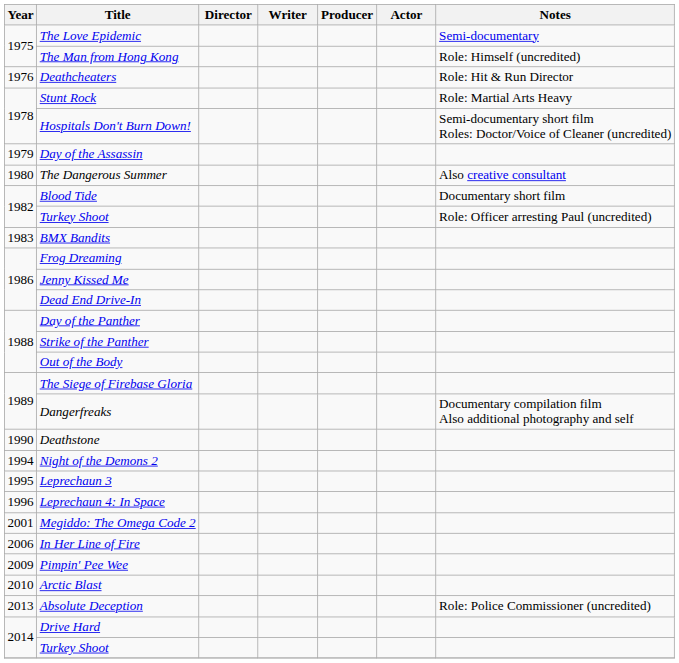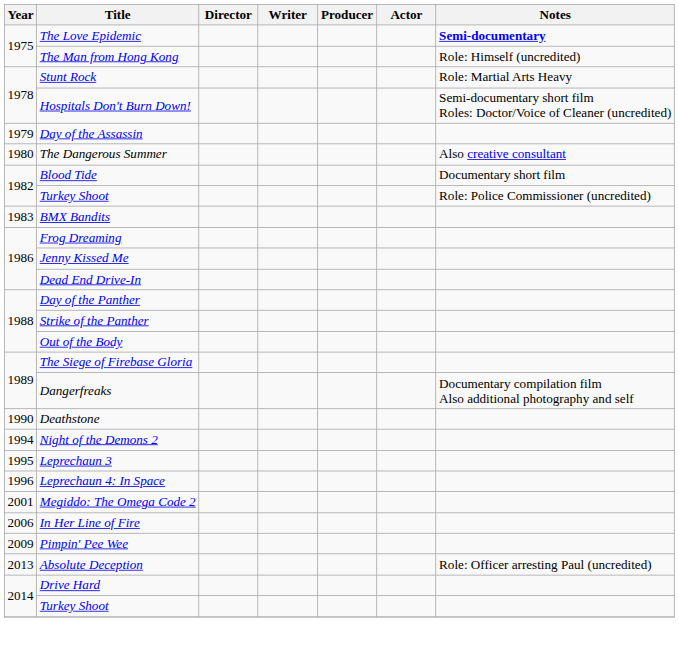(489, 35) normal -> (492, 35) bold
- row: (21, 77)
(545, 216) Role: Officer arresting Paul (uncredited) -> (545, 196) Role: Police Commissioner (uncredited)
- row: (21, 585)
(545, 606) Role: Police Commissioner (uncredited) -> (545, 564) Role: Officer arresting Paul (uncredited)
